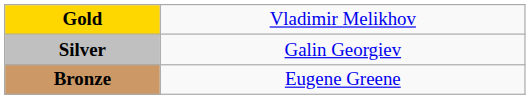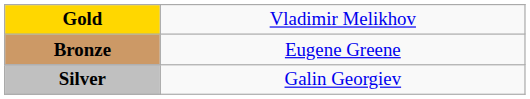rows swapped: (82, 49) <-> (82, 79)
